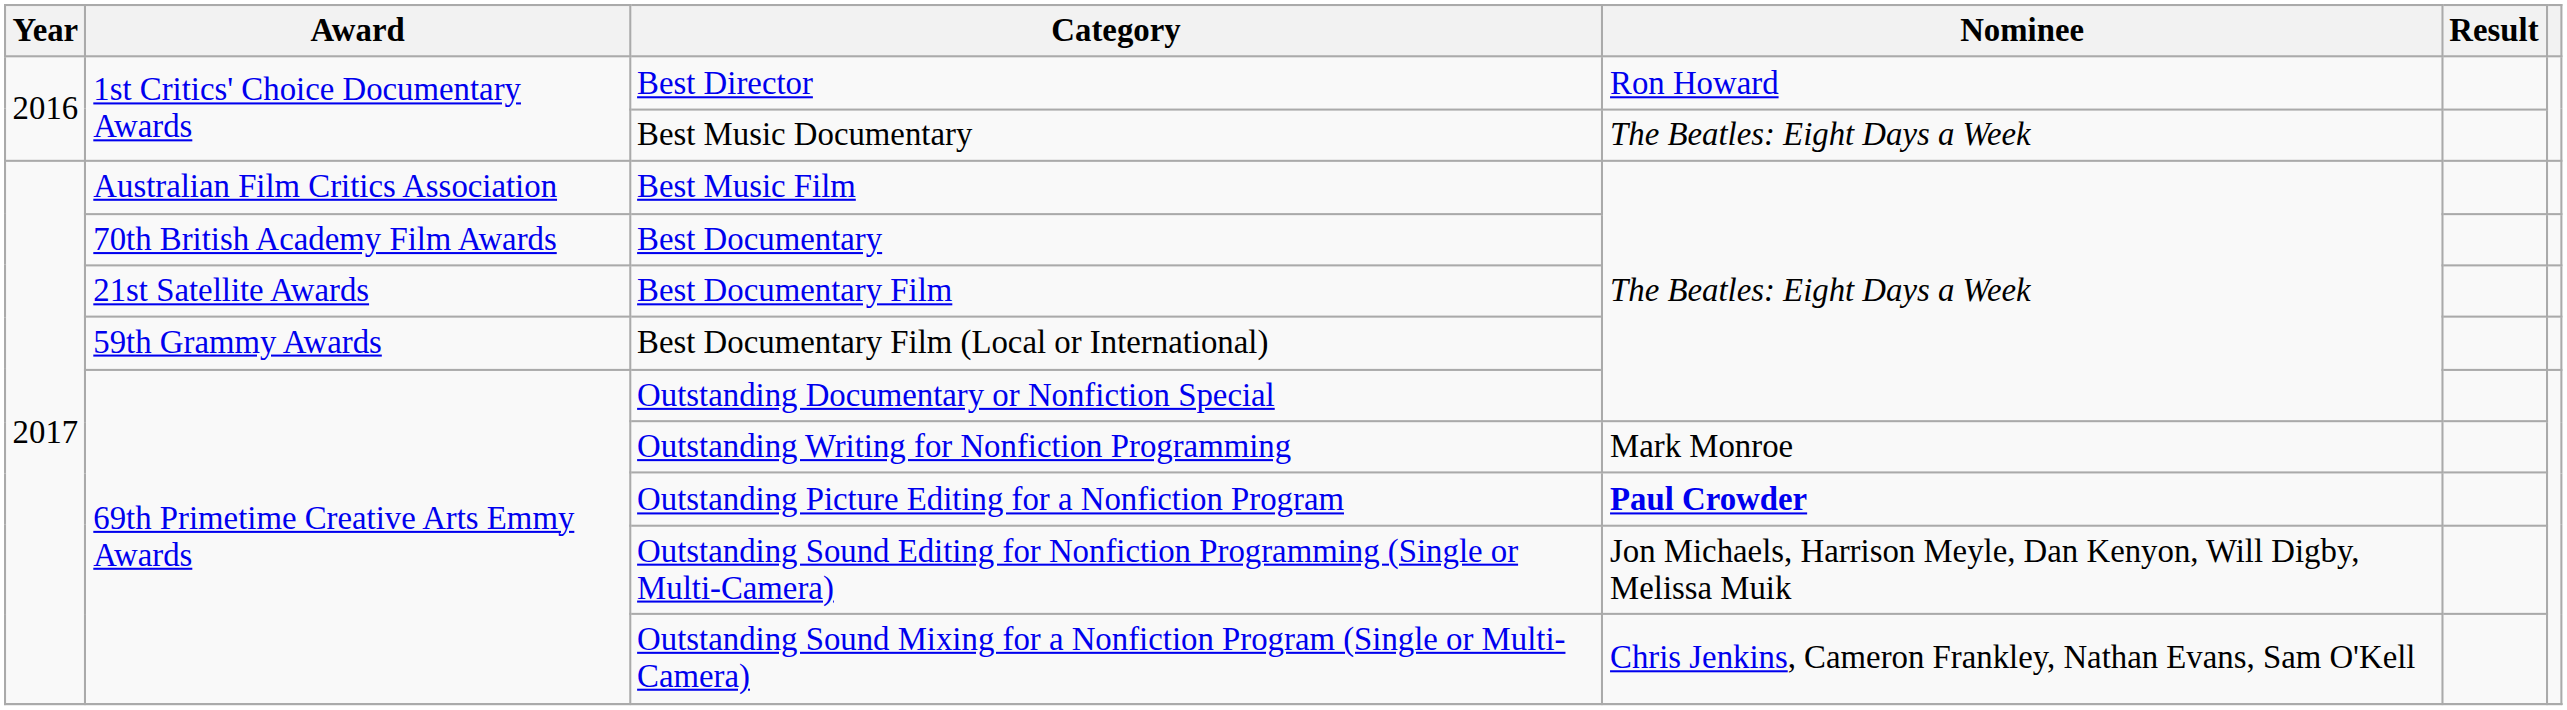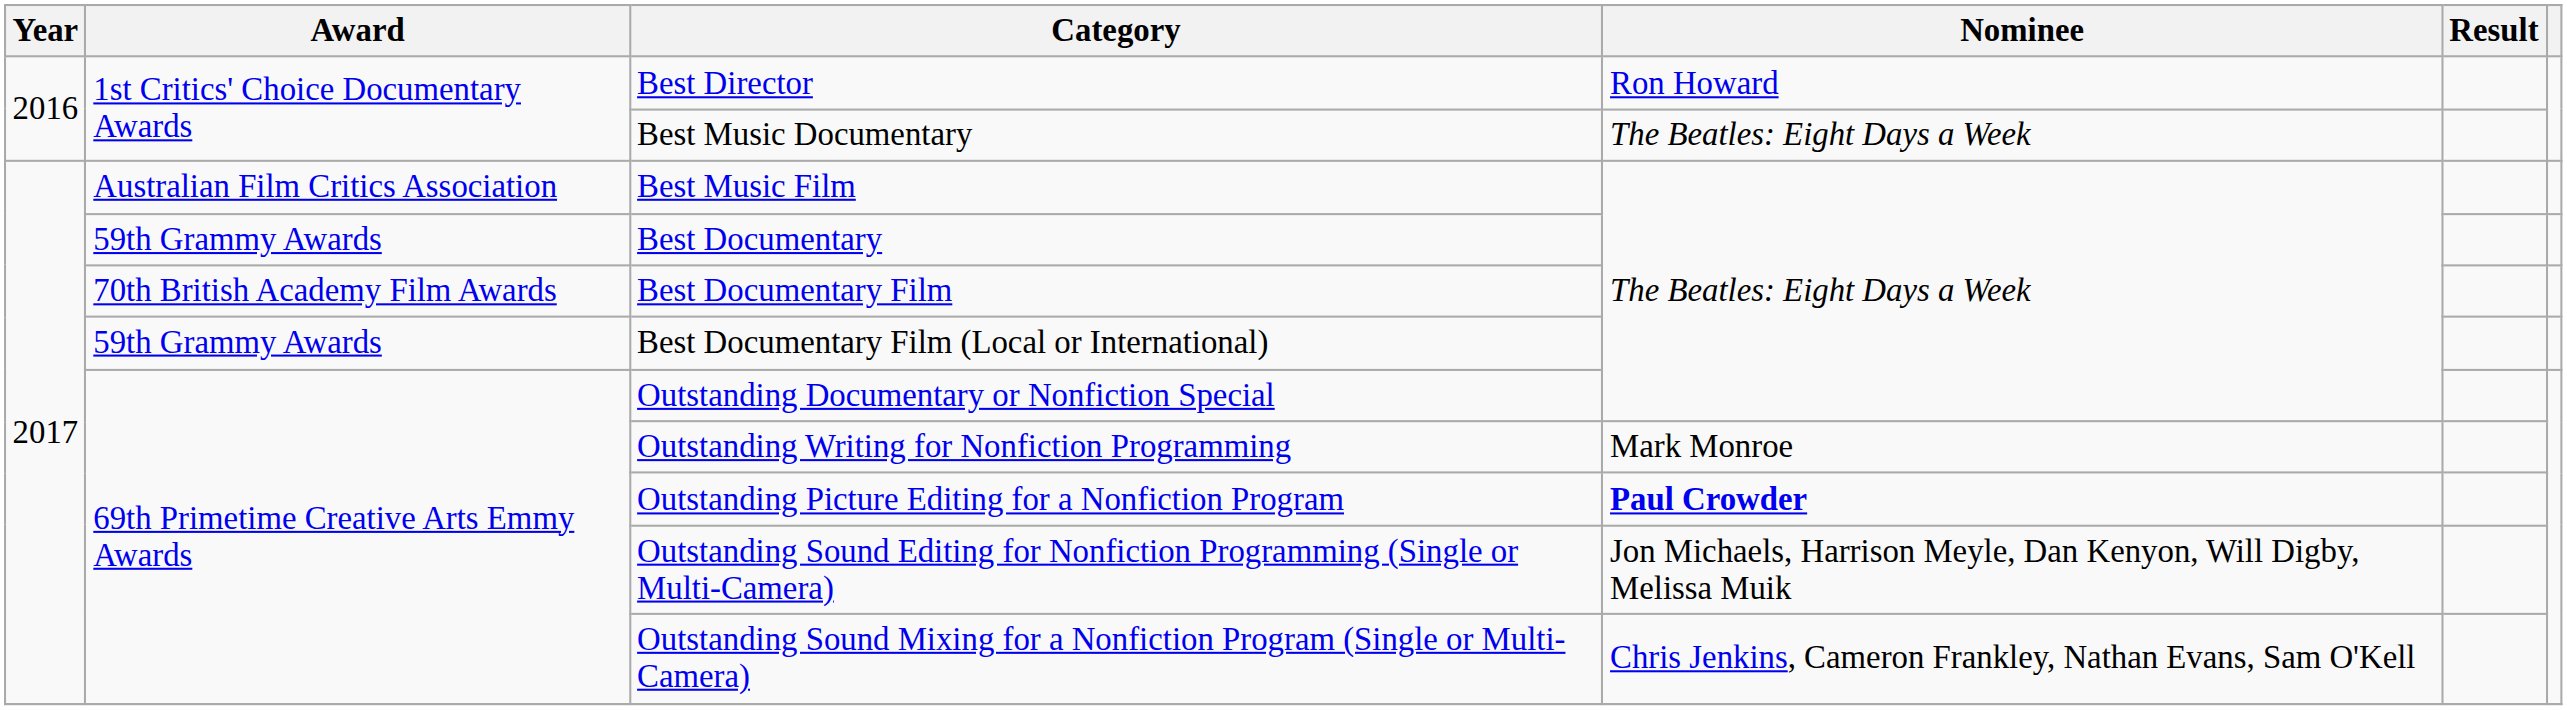(325, 238) 70th British Academy Film Awards -> (238, 238) 59th Grammy Awards
(231, 290) 21st Satellite Awards -> (325, 290) 70th British Academy Film Awards
